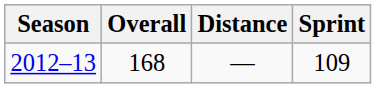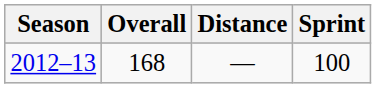(332, 62) 109 -> (332, 62) 100
